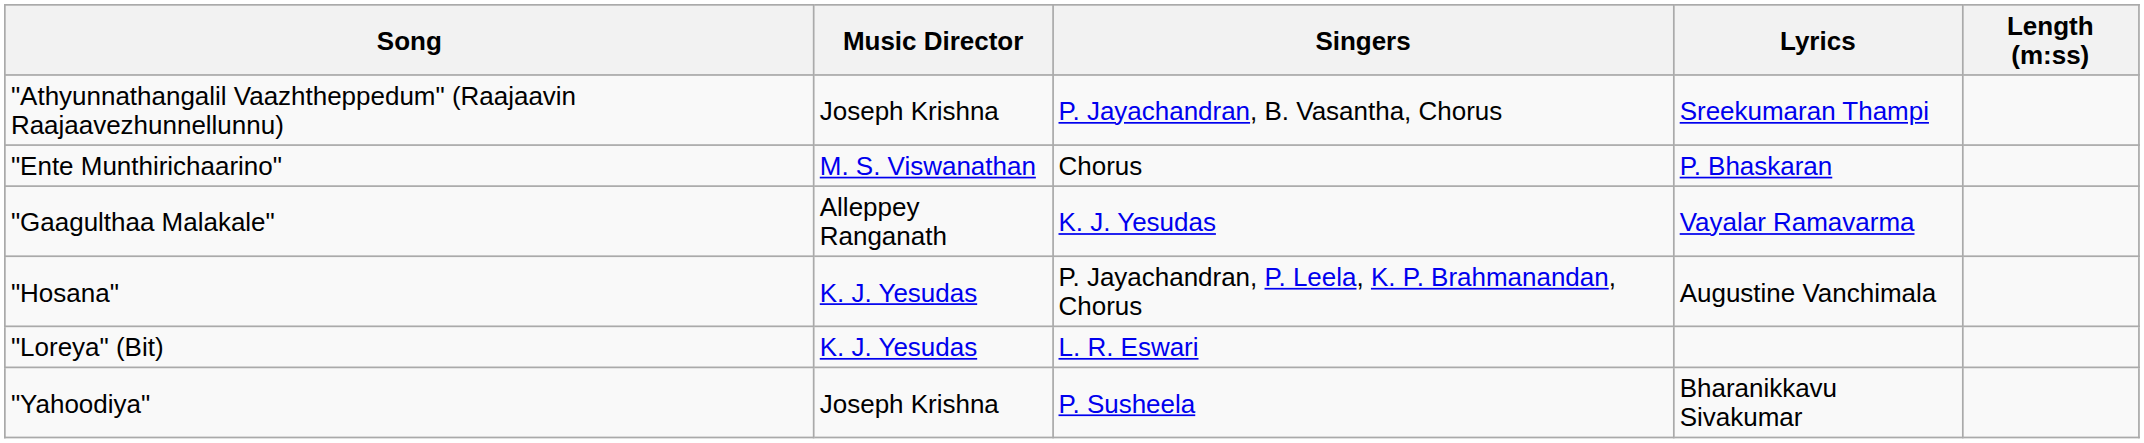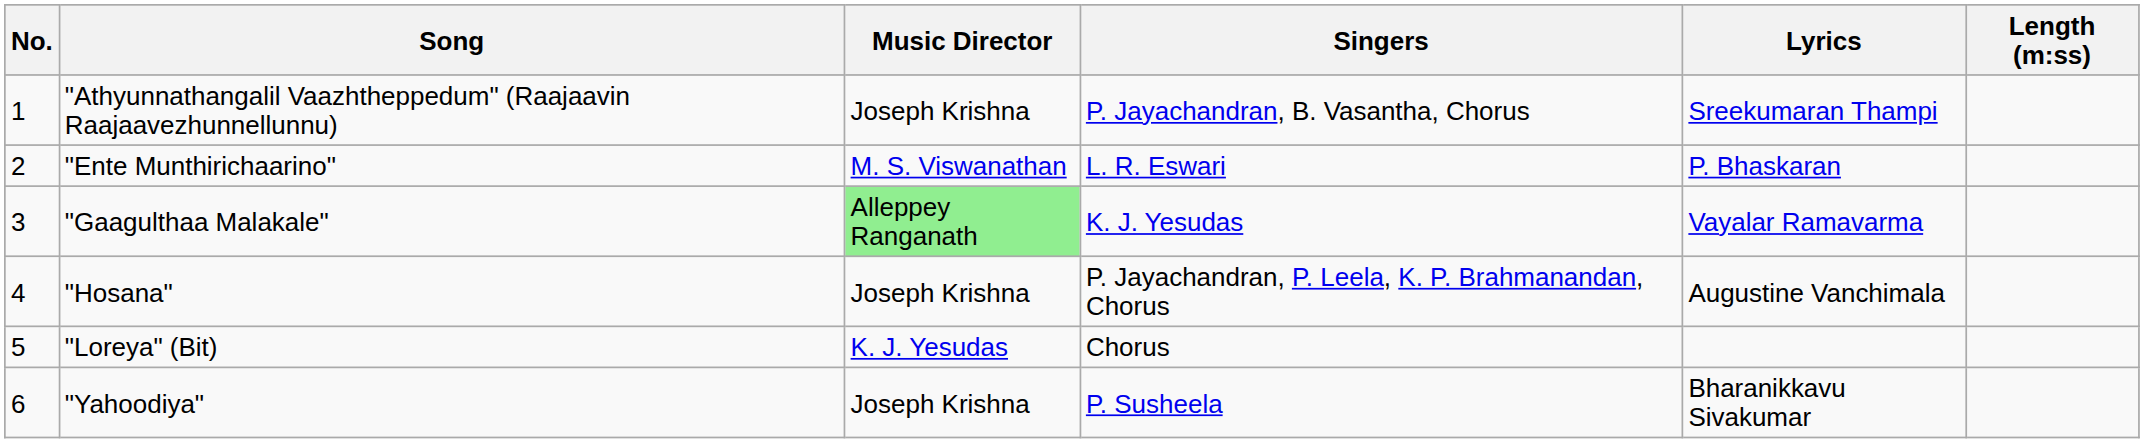+ column: (32, 40)
(1100, 166) Chorus -> (1156, 166) L. R. Eswari
(883, 222) no background -> (914, 222) lightgreen background
(898, 292) K. J. Yesudas -> (940, 292) Joseph Krishna
(1129, 348) L. R. Eswari -> (1128, 348) Chorus
